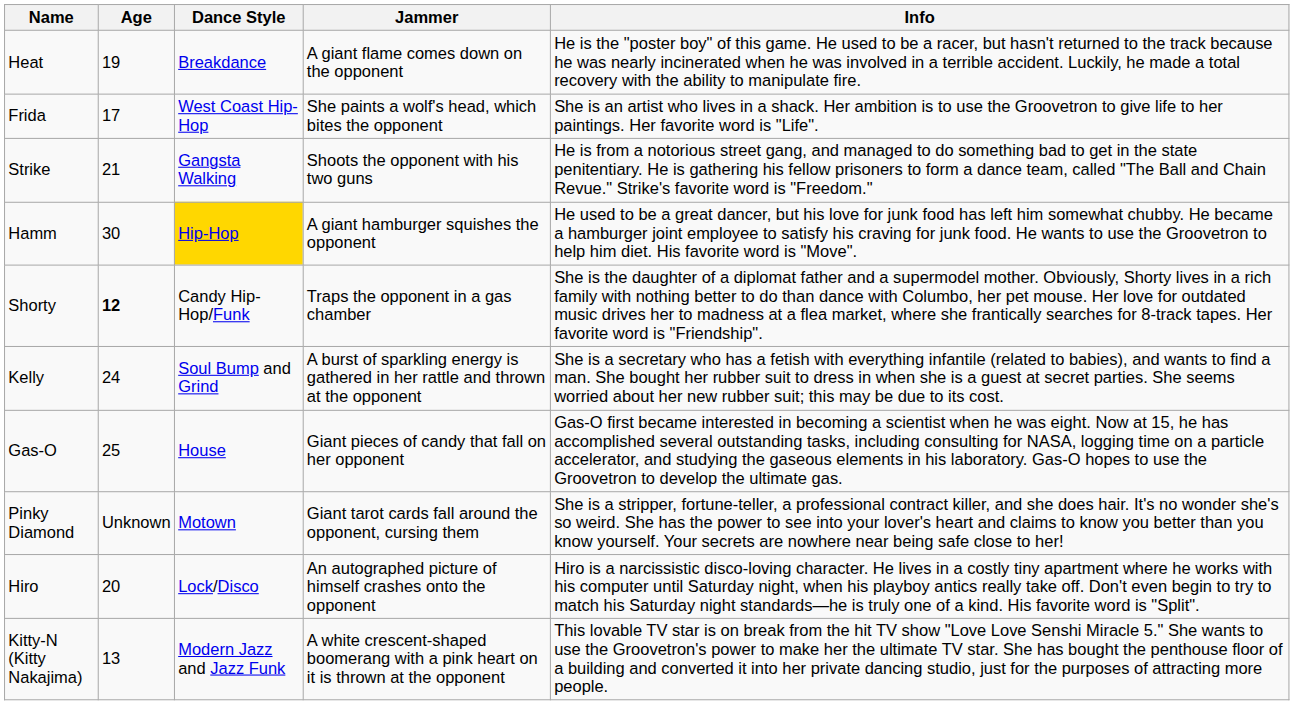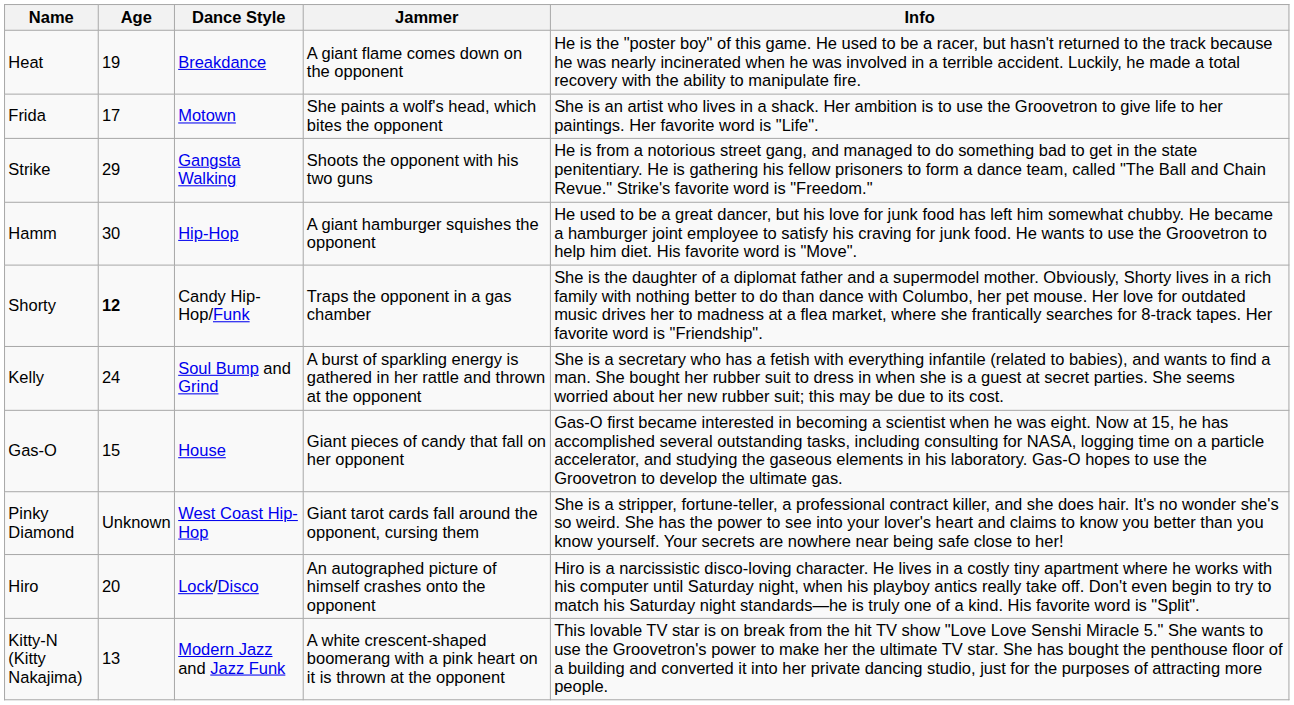(238, 116) West Coast Hip-Hop -> (207, 116) Motown
(111, 170) 21 -> (111, 170) 29
(208, 233) gold background -> (208, 233) no background
(111, 450) 25 -> (111, 450) 15
(207, 523) Motown -> (238, 523) West Coast Hip-Hop
